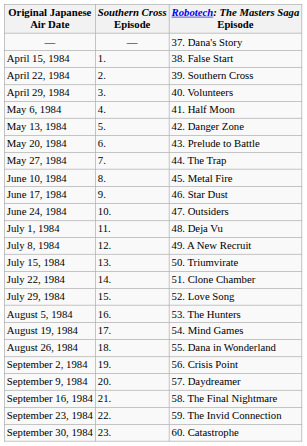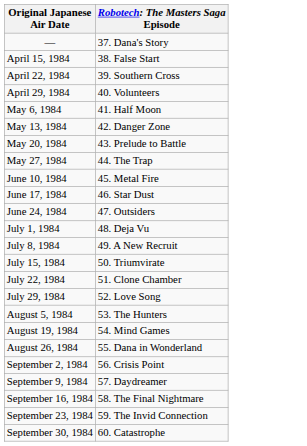- column: (132, 19)
